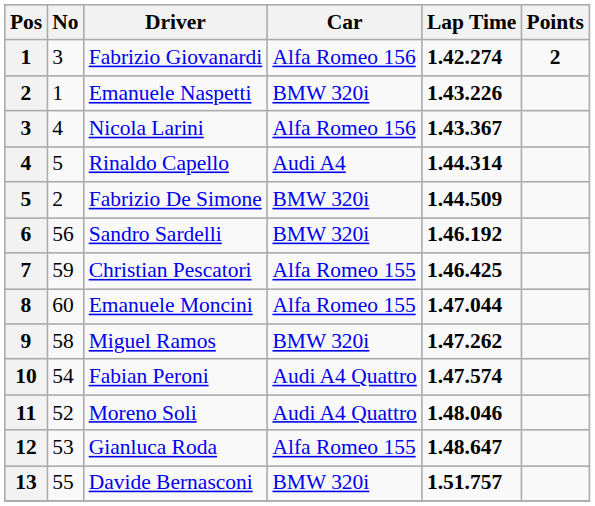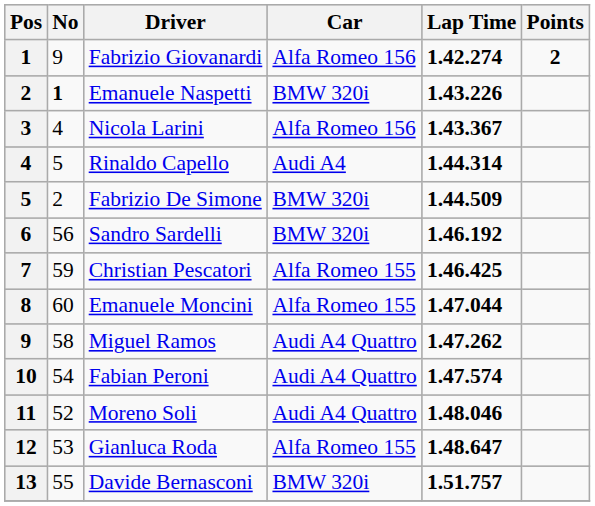(58, 57) 3 -> (58, 57) 9
(58, 92) normal -> (58, 92) bold
(321, 340) BMW 320i -> (345, 340) Audi A4 Quattro
